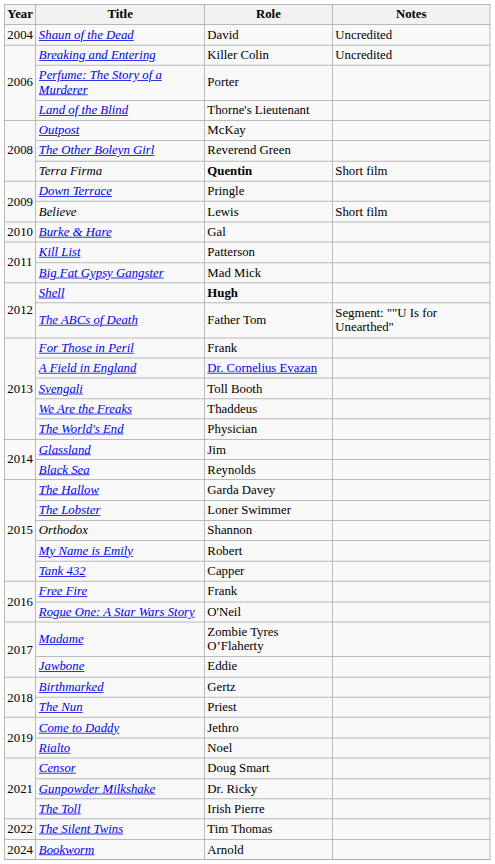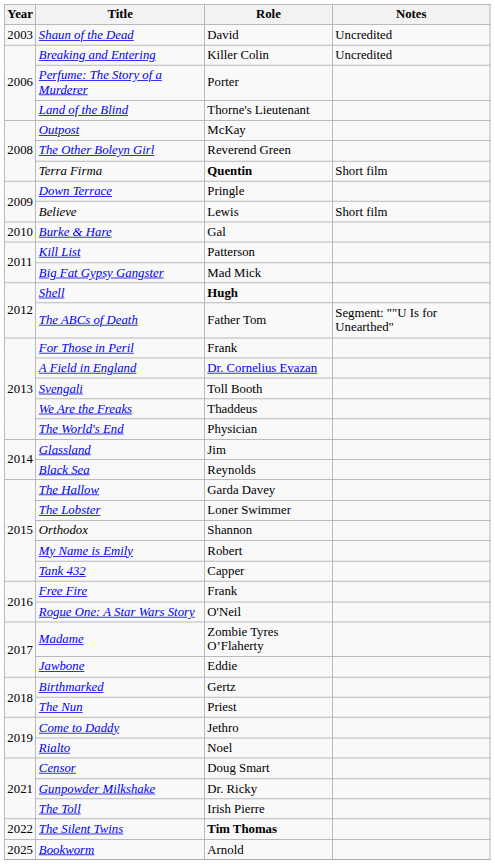(20, 34) 2004 -> (20, 34) 2003
(240, 829) normal -> (242, 829) bold
(20, 849) 2024 -> (20, 849) 2025
